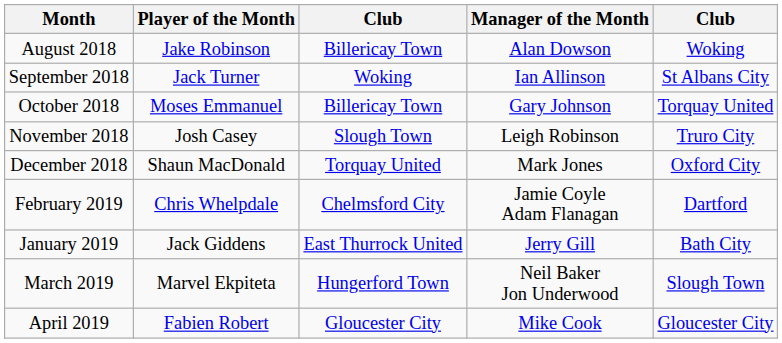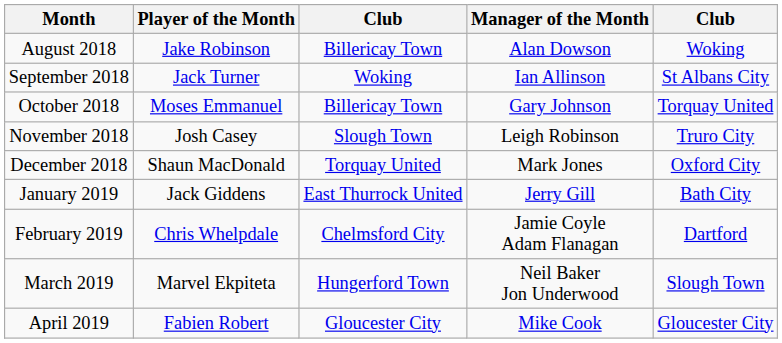rows swapped: (69, 244) <-> (69, 204)
